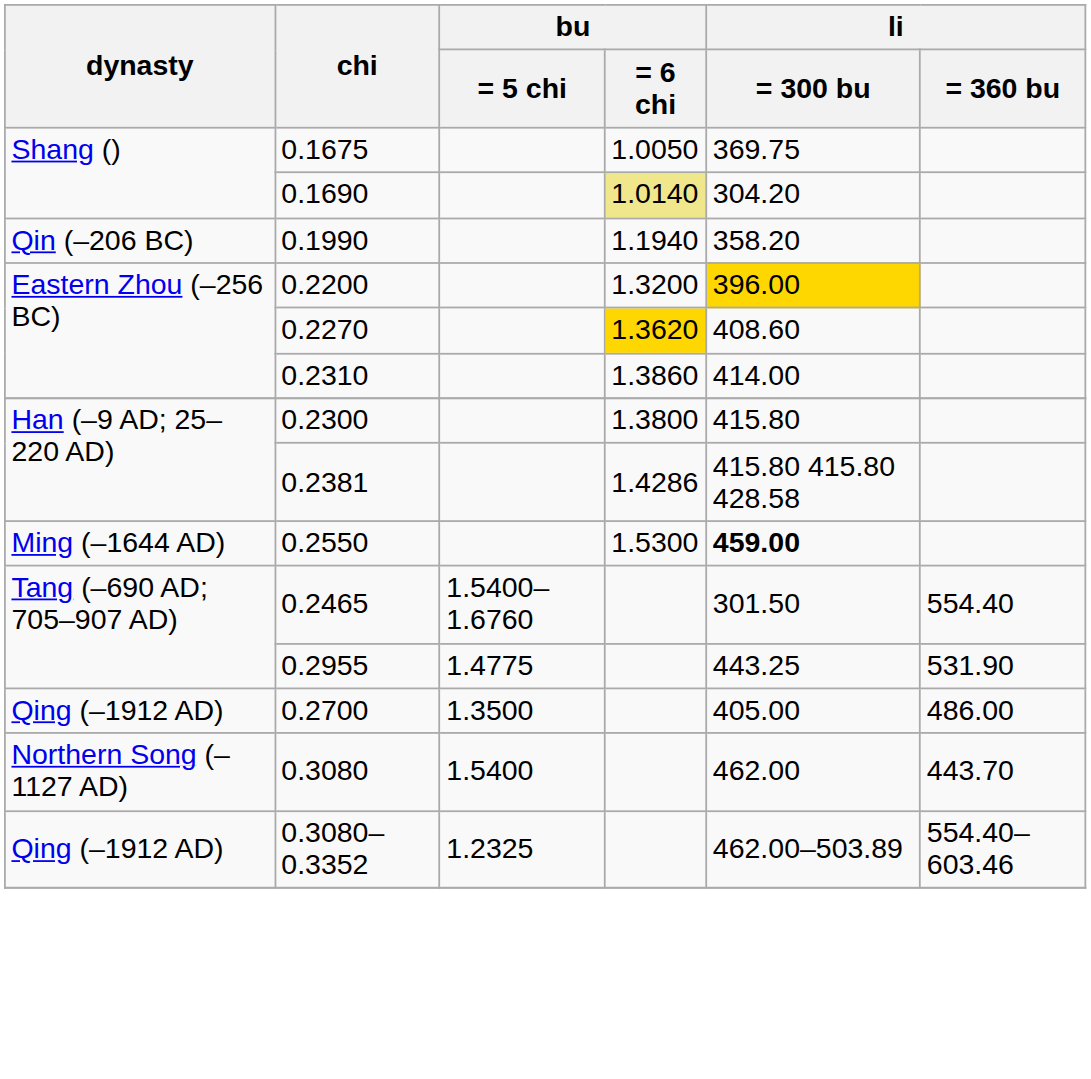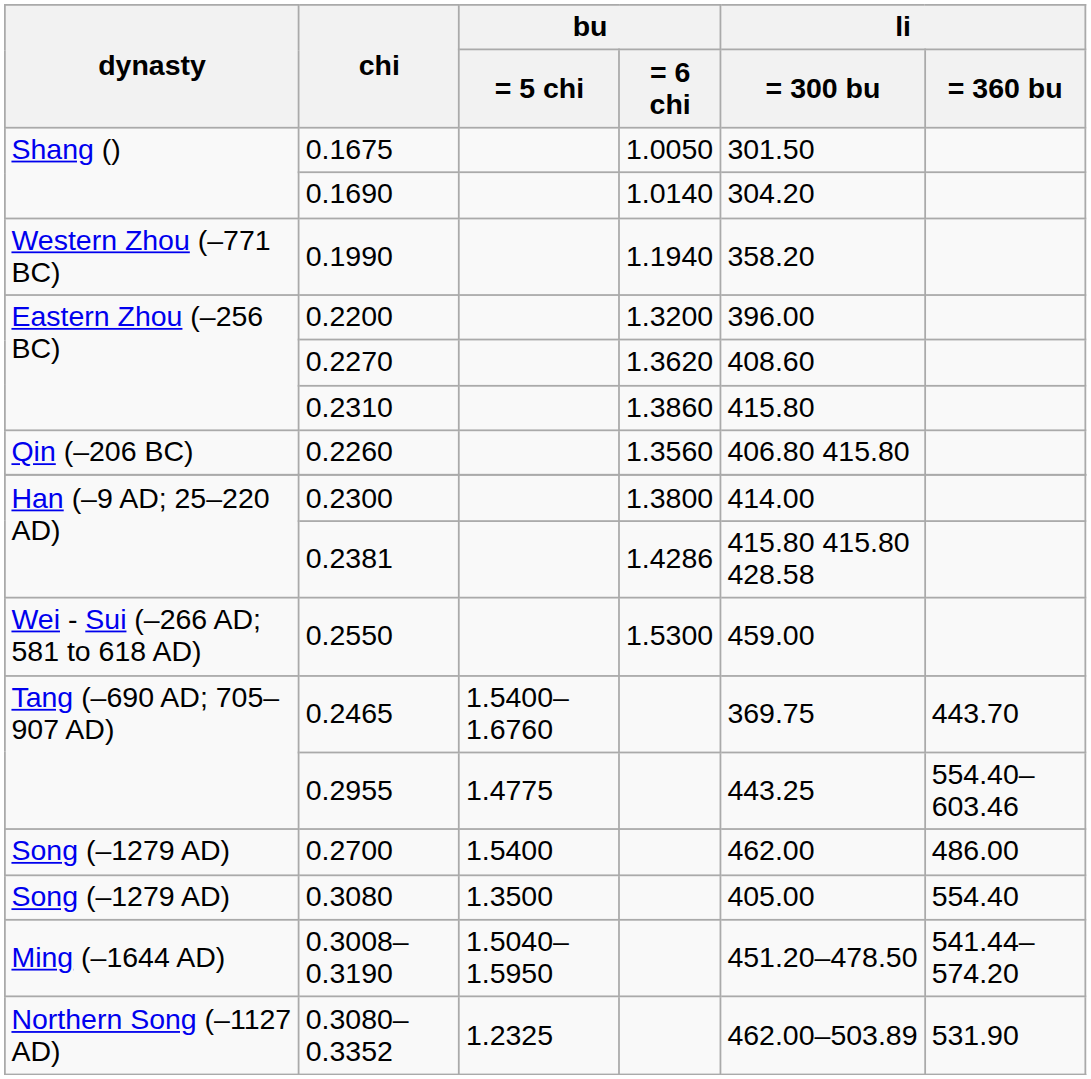(756, 149) 369.75 -> (771, 149) 301.50
(655, 194) khaki background -> (670, 194) no background
(102, 239) Qin (–206 BC) -> (141, 255) Western Zhou (–771 BC)
(756, 284) gold background -> (771, 317) no background
(655, 330) gold background -> (670, 362) no background
(756, 375) 414.00 -> (771, 407) 415.80
+ row: (349, 452)
(756, 420) 415.80 -> (771, 497) 414.00
(118, 542) Ming (–1644 AD) -> (136, 636) Wei - Sui (–266 AD; 581 to 618 AD)
(756, 542) bold -> (771, 636) normal
(756, 604) 301.50 -> (771, 713) 369.75
(970, 604) 554.40 -> (975, 713) 443.70
(970, 665) 531.90 -> (983, 790) 554.40–603.46
(118, 710) Qing (–1912 AD) -> (121, 851) Song (–1279 AD)
(490, 710) 1.3500 -> (509, 851) 1.5400
(756, 710) 405.00 -> (771, 851) 462.00
(121, 771) Northern Song (–1127 AD) -> (121, 896) Song (–1279 AD)
(490, 771) 1.5400 -> (509, 896) 1.3500
(756, 771) 462.00 -> (771, 896) 405.00
(970, 771) 443.70 -> (975, 896) 554.40
+ row: (357, 958)
(118, 848) Qing (–1912 AD) -> (151, 1035) Northern Song (–1127 AD)
(978, 848) 554.40–603.46 -> (975, 1035) 531.90
